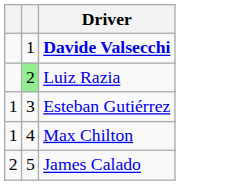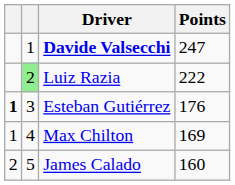+ column: (202, 18)
(13, 106) normal -> (13, 106) bold
